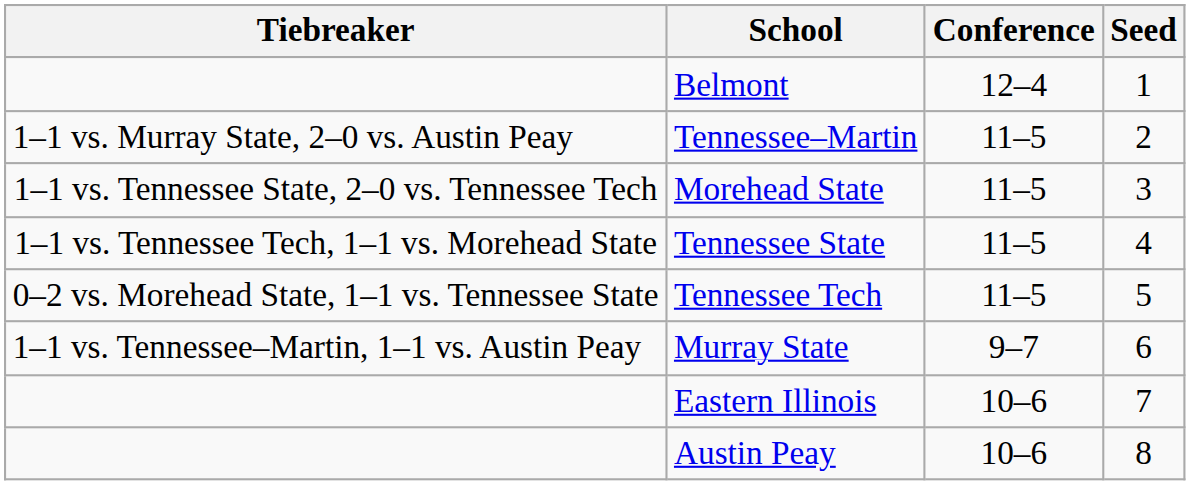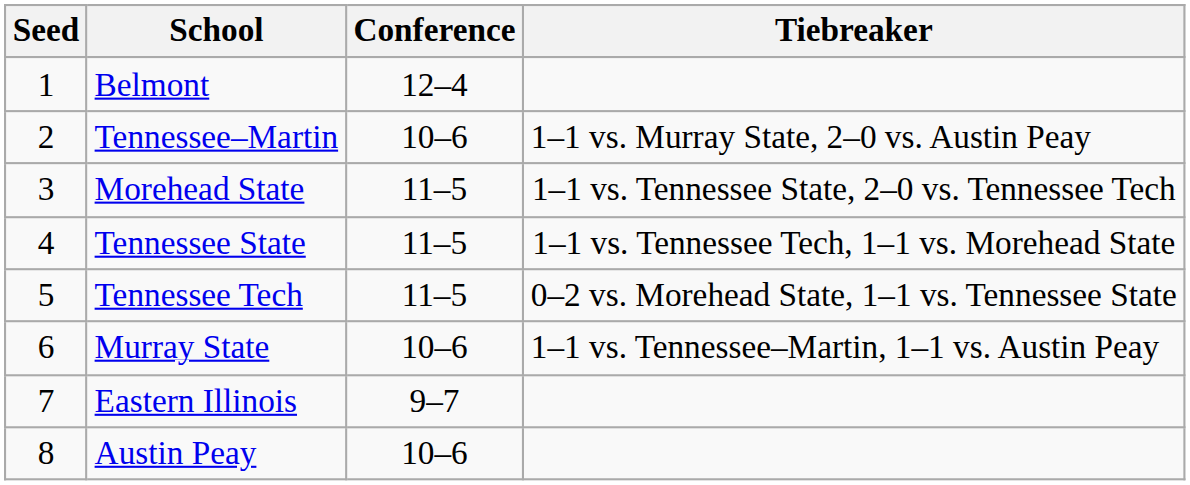columns swapped: (1143, 30) <-> (336, 30)
(1014, 136) 11–5 -> (434, 136) 10–6
(1014, 347) 9–7 -> (434, 347) 10–6
(1014, 400) 10–6 -> (434, 400) 9–7
